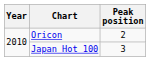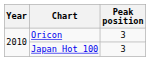(123, 35) 2 -> (123, 35) 3
